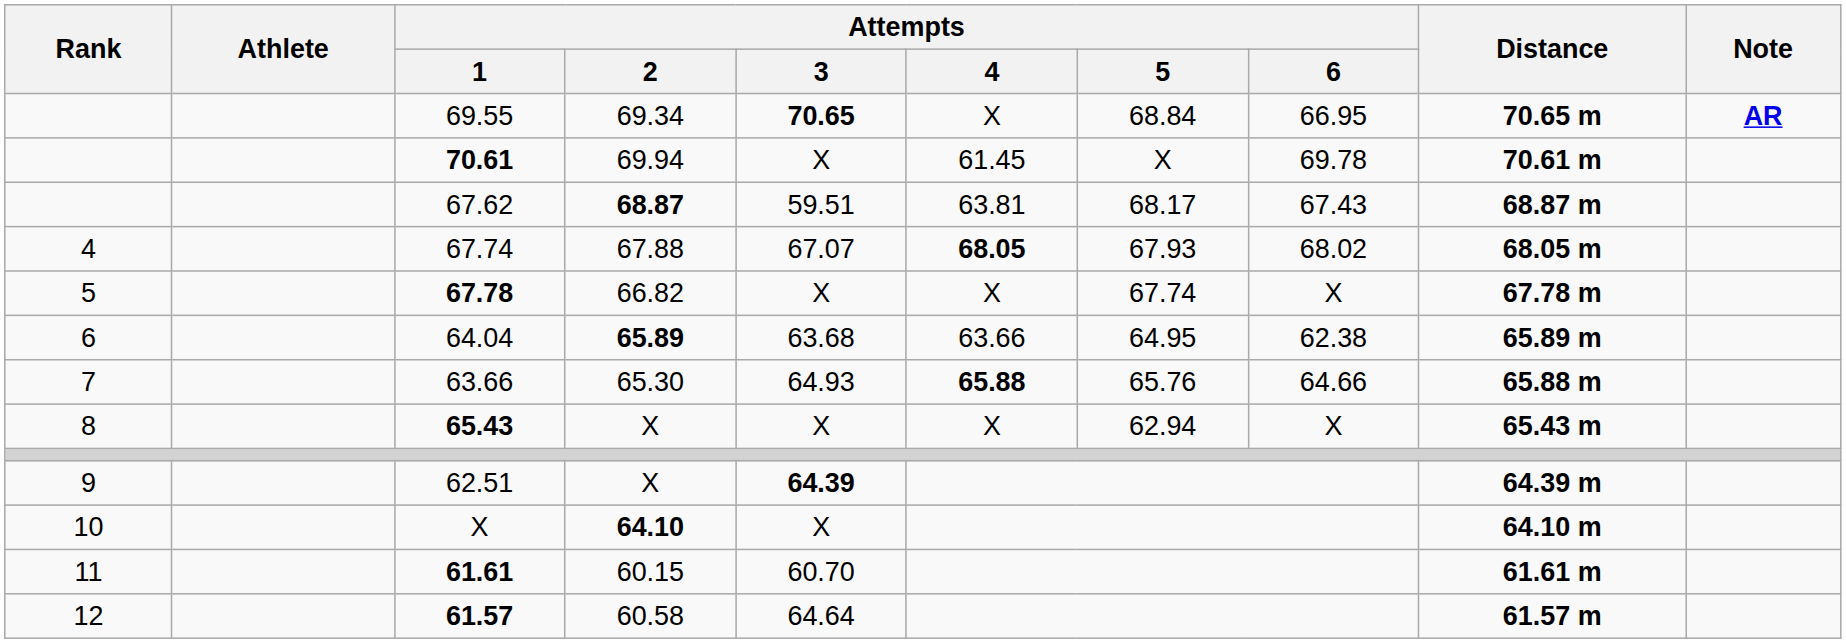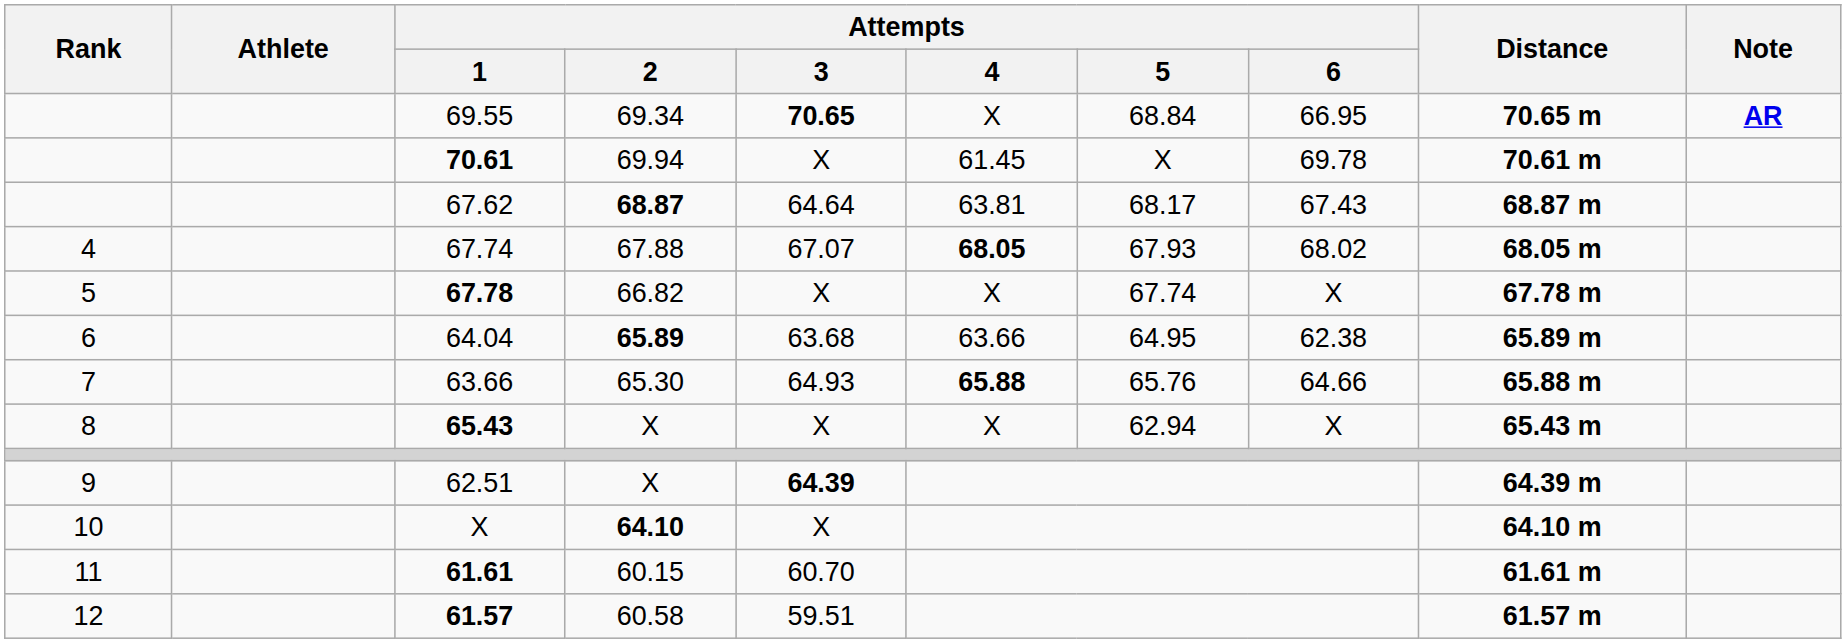(821, 203) 59.51 -> (821, 203) 64.64
(821, 616) 64.64 -> (821, 616) 59.51
